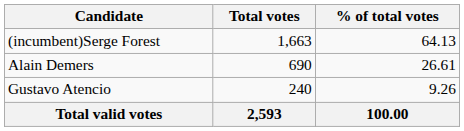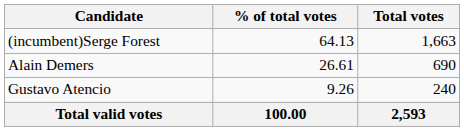columns swapped: (264, 16) <-> (387, 16)
